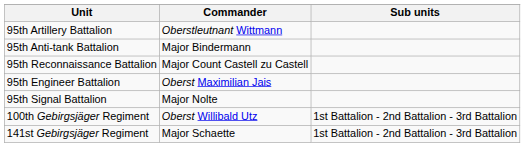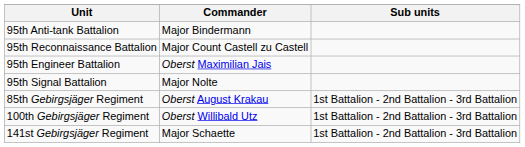- row: (59, 30)
+ row: (75, 99)
